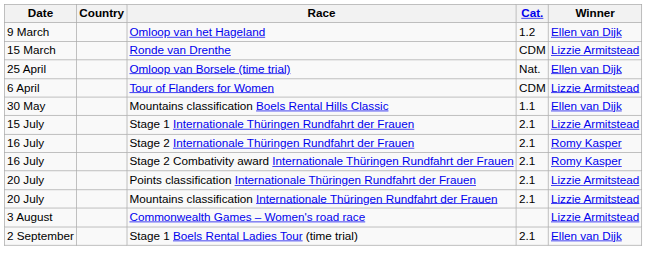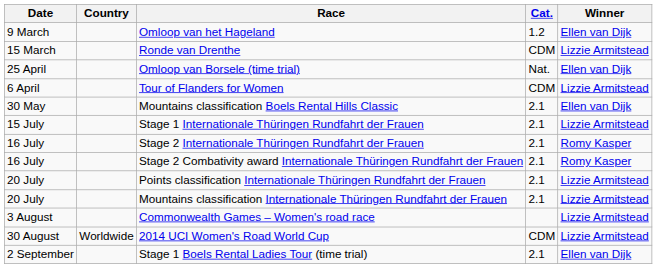(527, 106) 1.1 -> (537, 106) 2.1
+ row: (234, 236)
